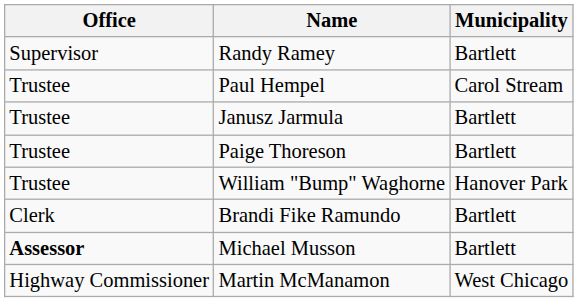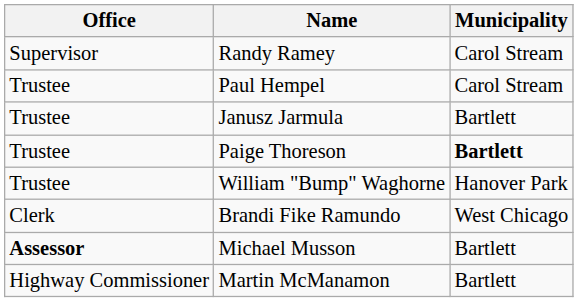(485, 53) Bartlett -> (509, 53) Carol Stream
(485, 150) normal -> (489, 150) bold
(485, 215) Bartlett -> (511, 215) West Chicago
(511, 280) West Chicago -> (485, 280) Bartlett
